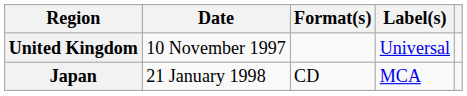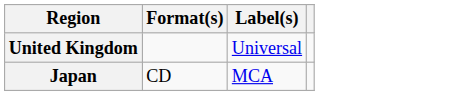- column: (216, 18)
